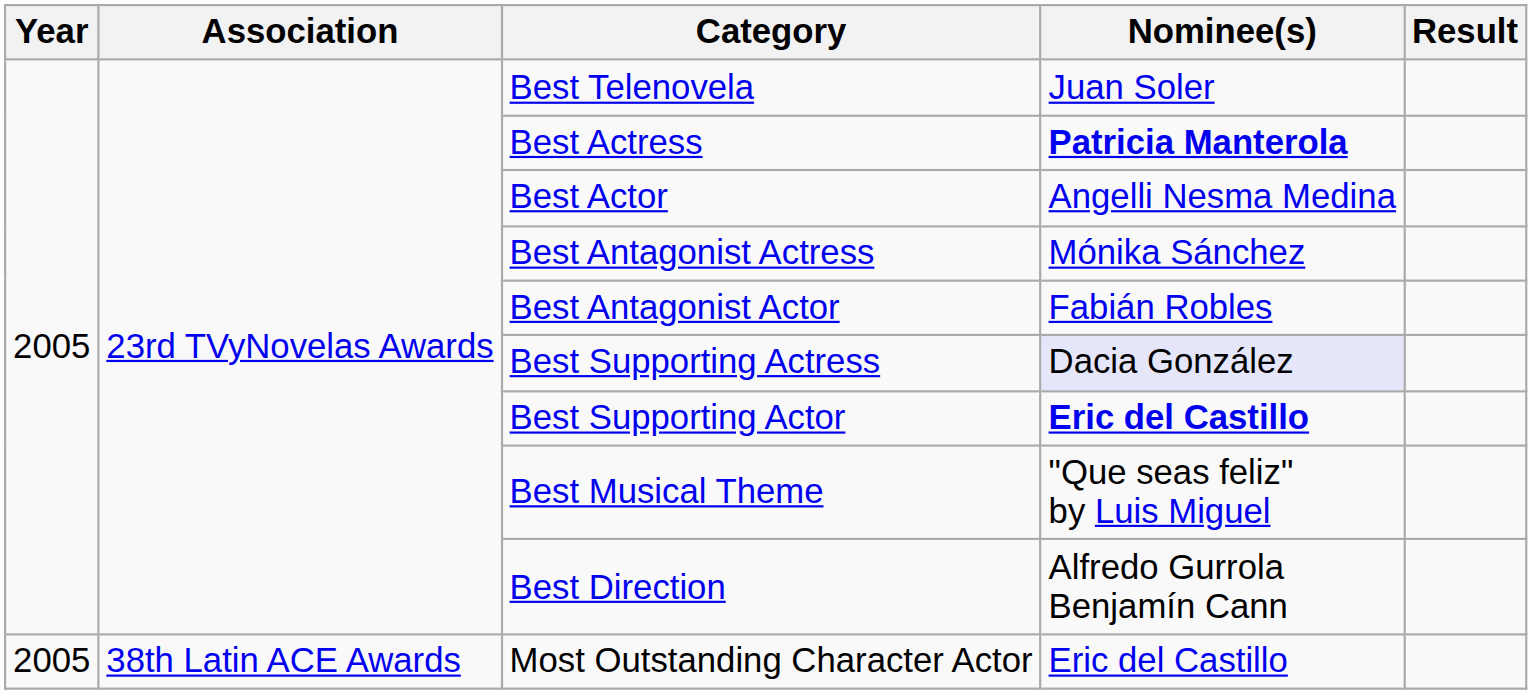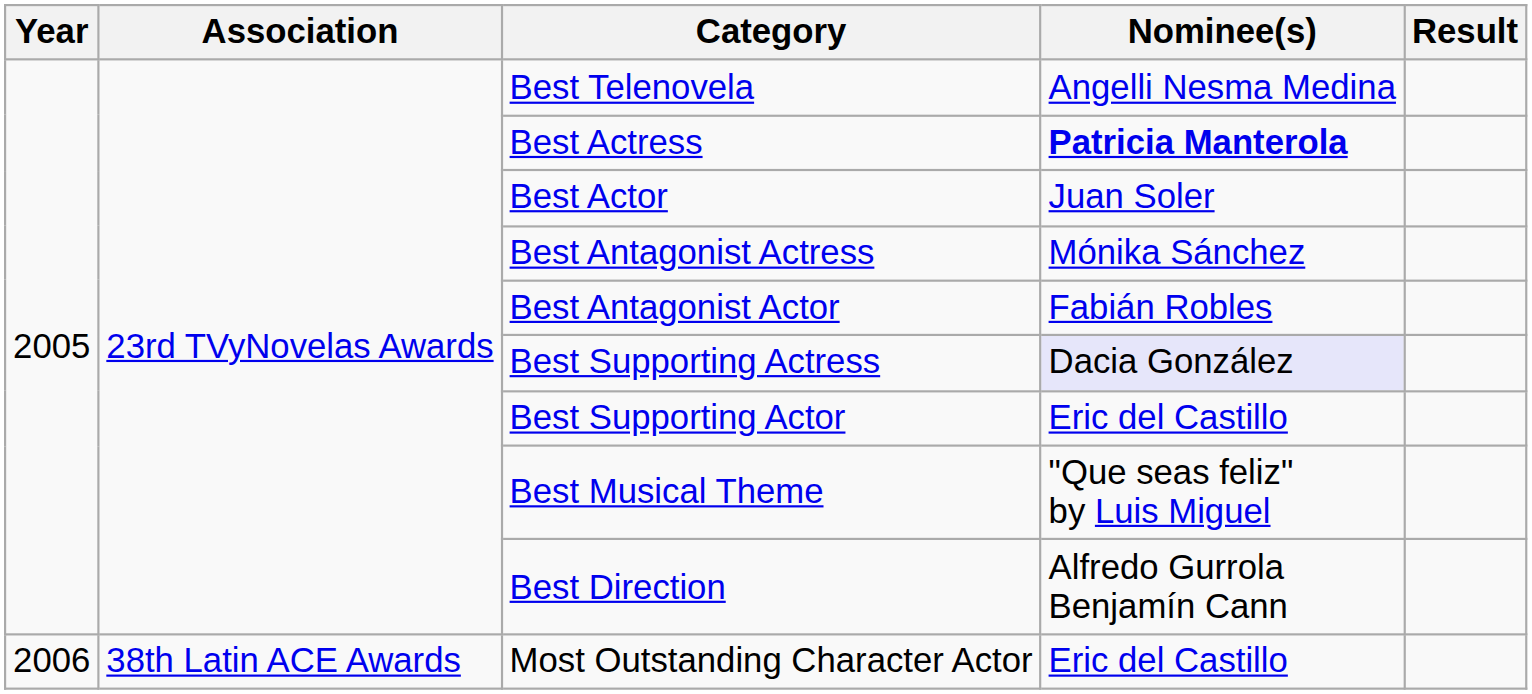(1132, 87) Juan Soler -> (1222, 87) Angelli Nesma Medina
(1222, 197) Angelli Nesma Medina -> (1132, 197) Juan Soler
(1179, 417) bold -> (1168, 417) normal
(52, 660) 2005 -> (52, 660) 2006
